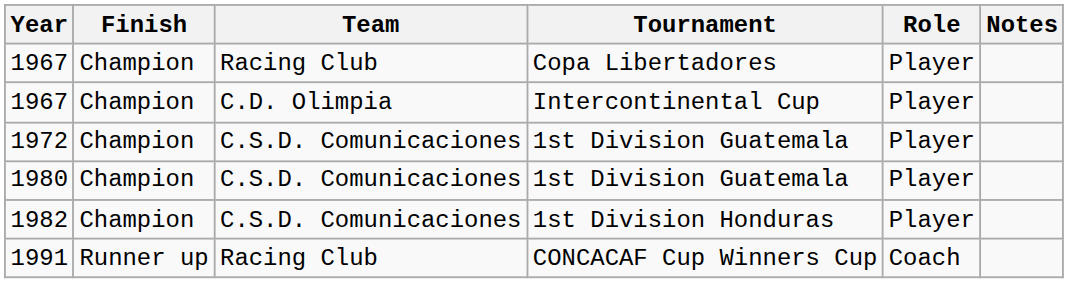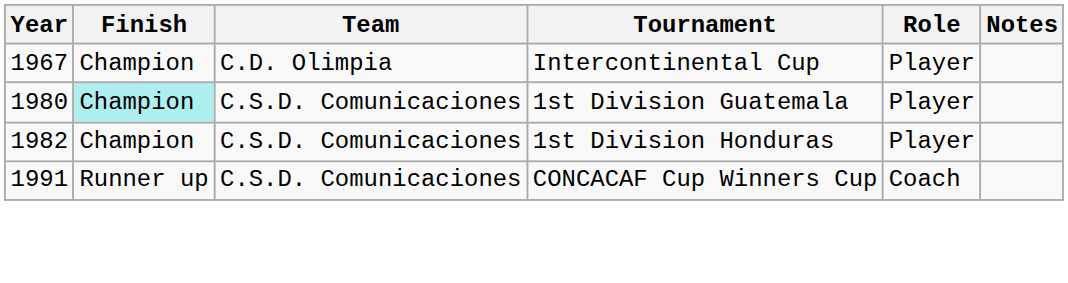- row: (39, 63)
- row: (39, 141)
(137, 180) no background -> (137, 102) paleturquoise background
(299, 258) Racing Club -> (371, 180) C.S.D. Comunicaciones
